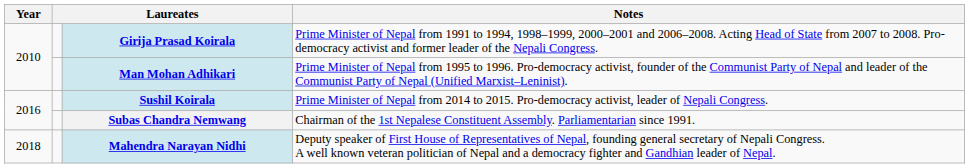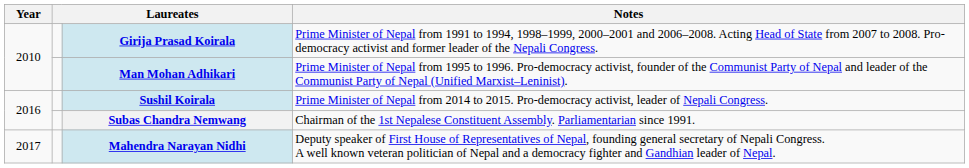(28, 146) 2018 -> (28, 146) 2017
